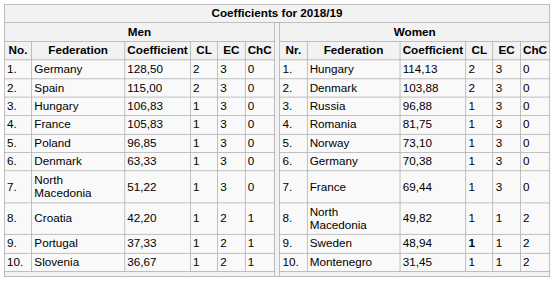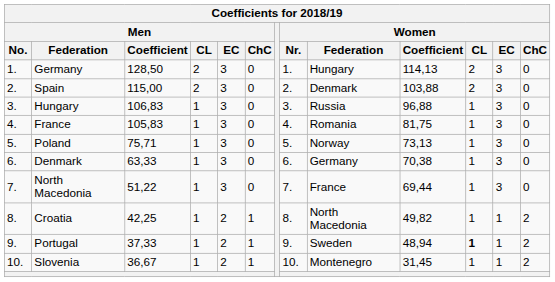(142, 143) 96,85 -> (142, 143) 75,71
(417, 143) 73,10 -> (417, 143) 73,13
(142, 218) 42,20 -> (142, 218) 42,25
